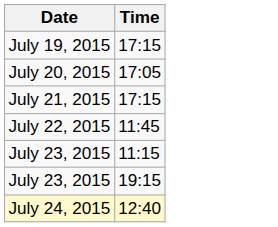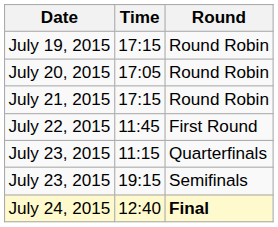+ column: (219, 18)
